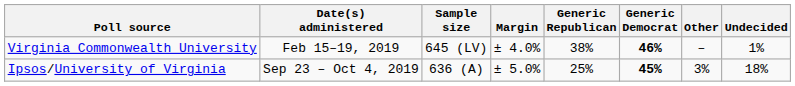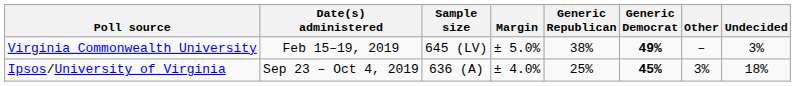(517, 48) ± 4.0% -> (517, 48) ± 5.0%
(650, 48) 46% -> (650, 48) 49%
(756, 48) 1% -> (756, 48) 3%
(517, 69) ± 5.0% -> (517, 69) ± 4.0%
